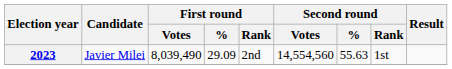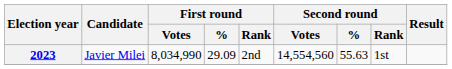(176, 54) 8,039,490 -> (176, 54) 8,034,990
